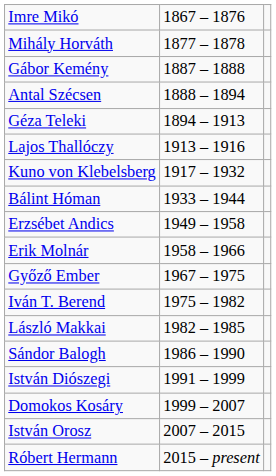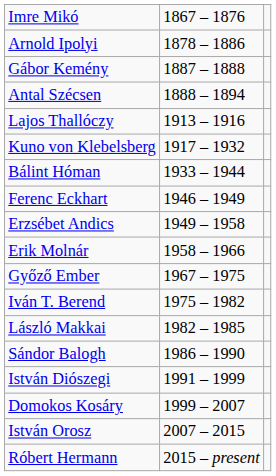- row: (61, 43)
+ row: (53, 43)
- row: (47, 120)
+ row: (58, 198)
